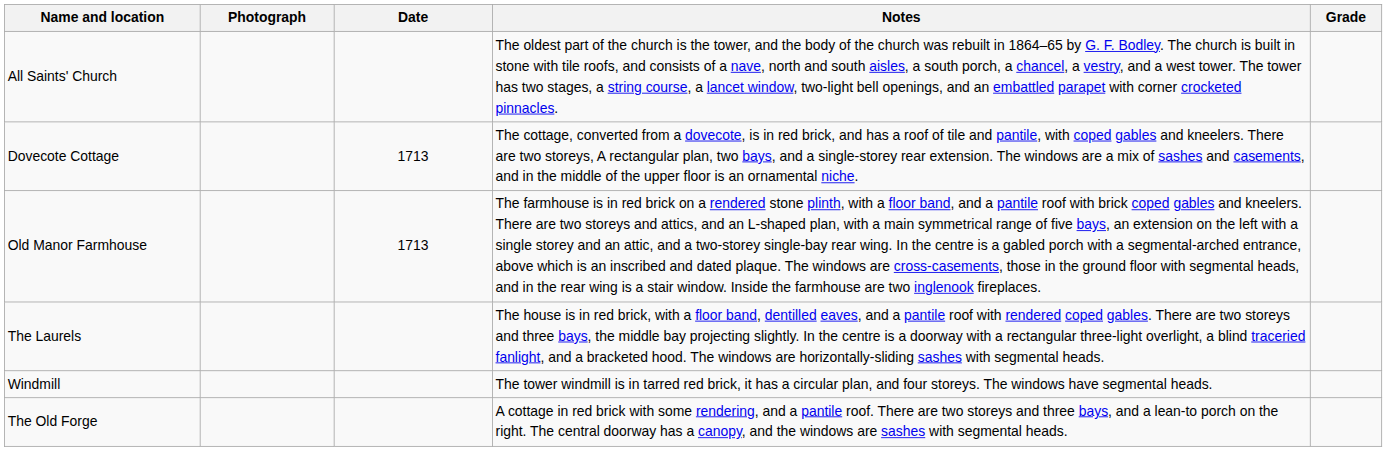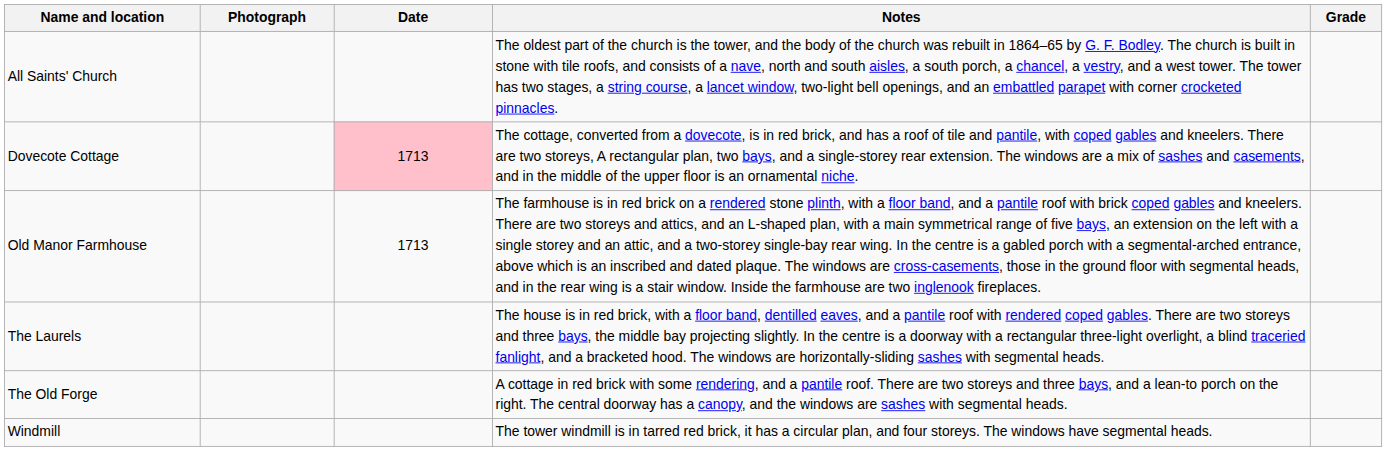(413, 156) no background -> (413, 156) pink background
rows swapped: (34, 384) <-> (53, 422)
